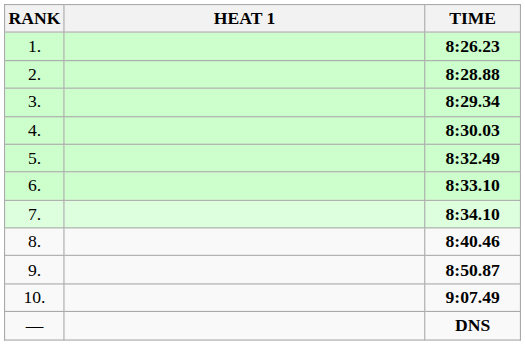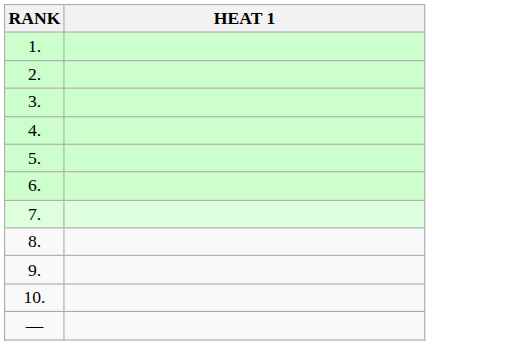- column: (473, 18)
